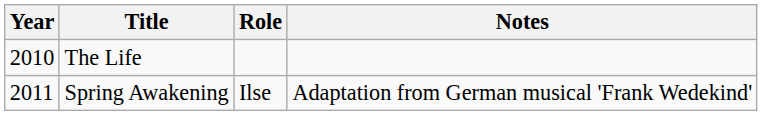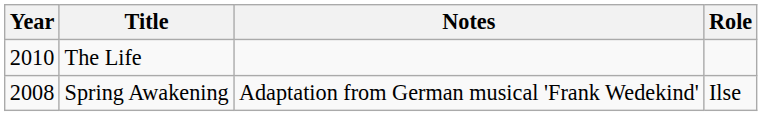columns swapped: (261, 22) <-> (522, 22)
(32, 92) 2011 -> (32, 92) 2008
